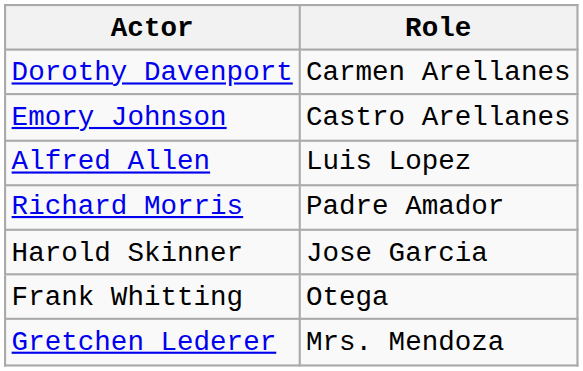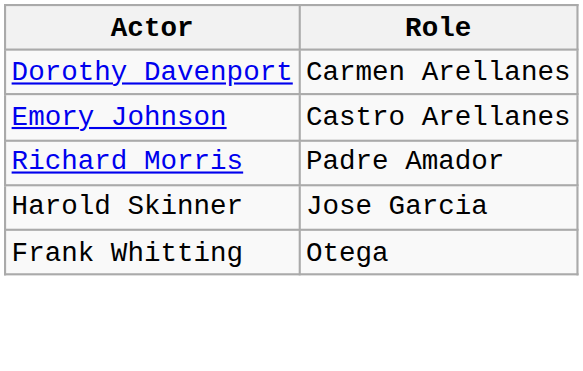- row: (111, 162)
- row: (144, 342)
